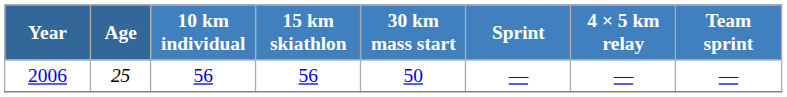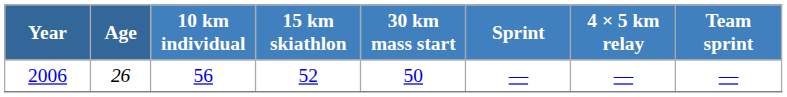(121, 75) 25 -> (121, 75) 26
(308, 75) 56 -> (308, 75) 52
